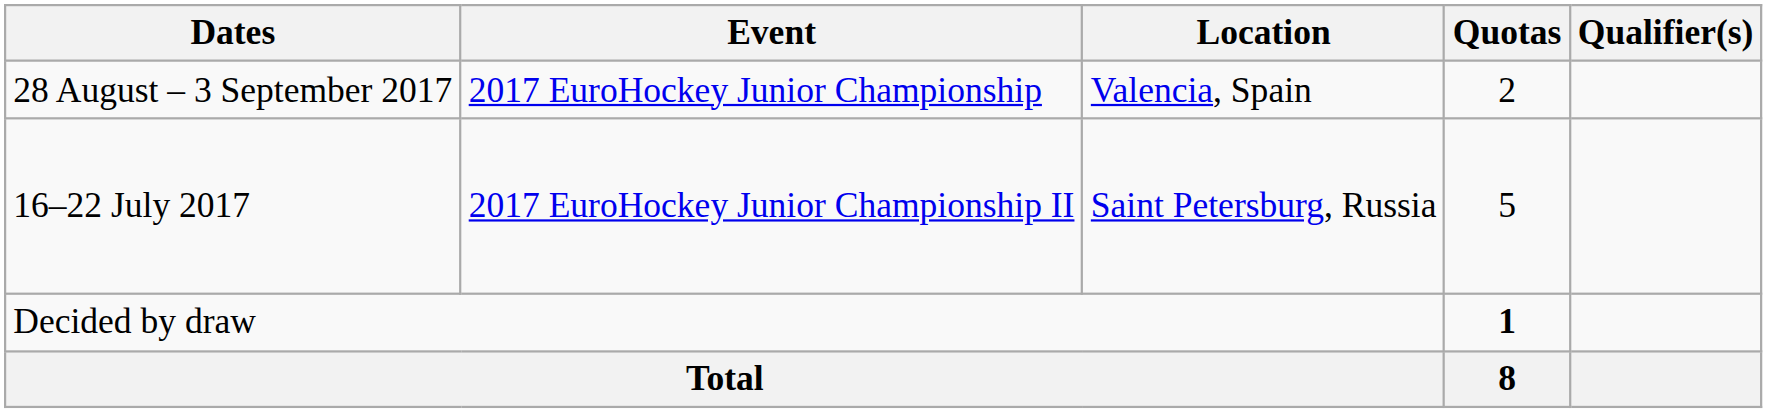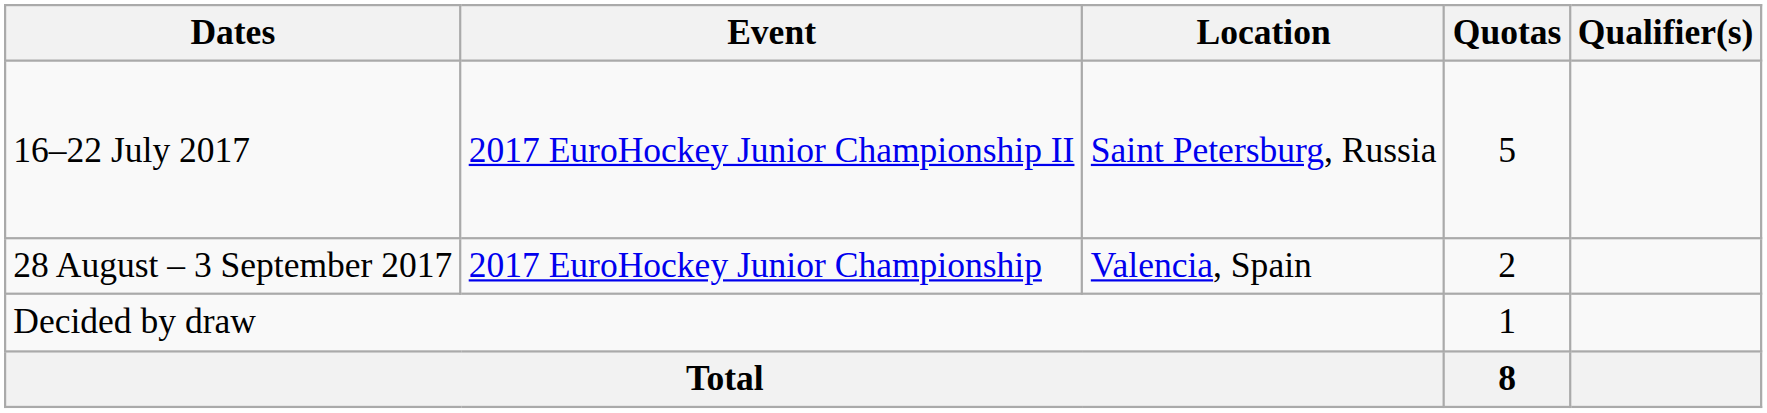rows swapped: (233, 88) <-> (132, 205)
(1507, 321) bold -> (1507, 321) normal
